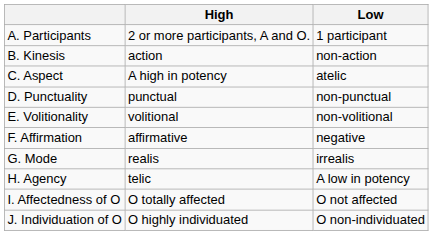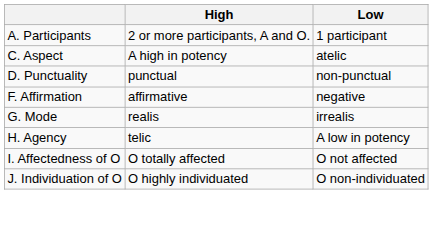- row: (36, 55)
- row: (48, 117)
